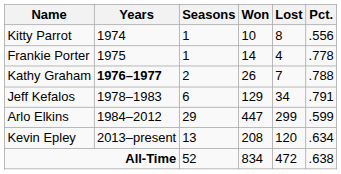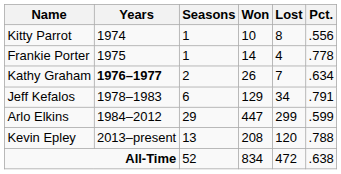(321, 76) .788 -> (321, 76) .634
(321, 138) .634 -> (321, 138) .788
